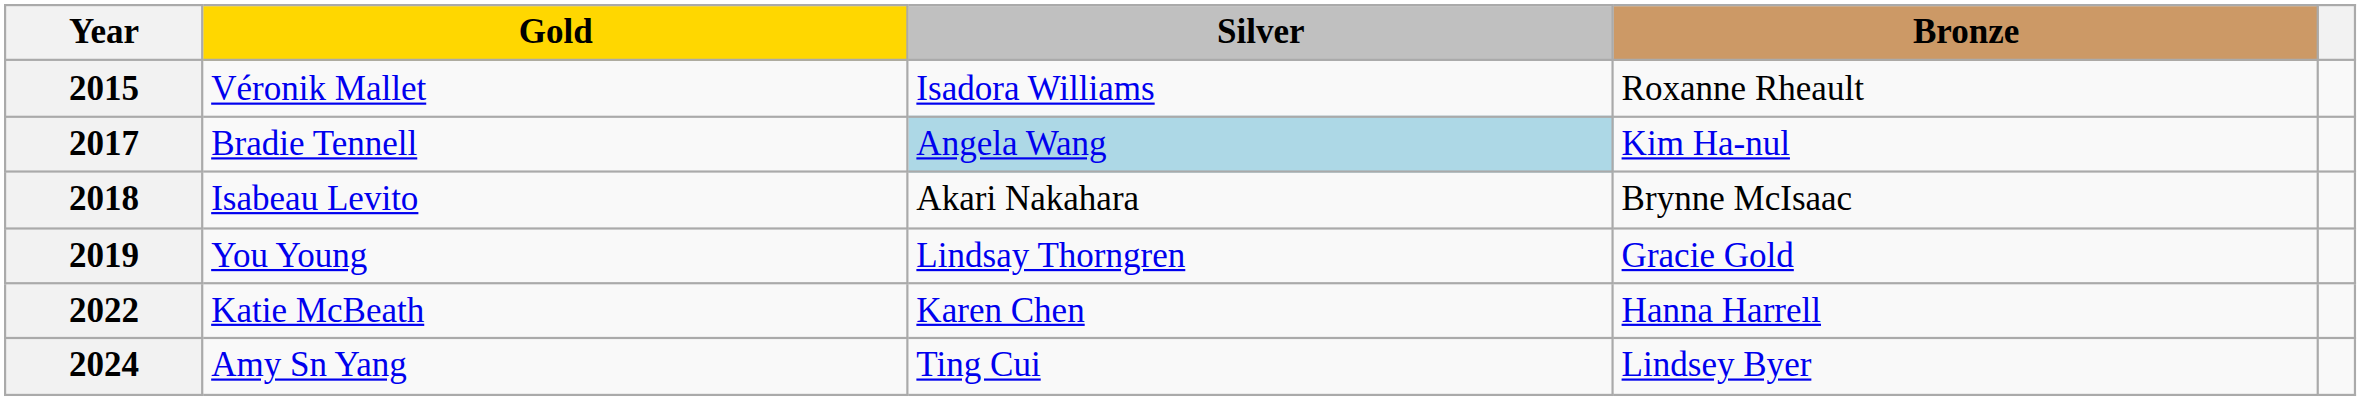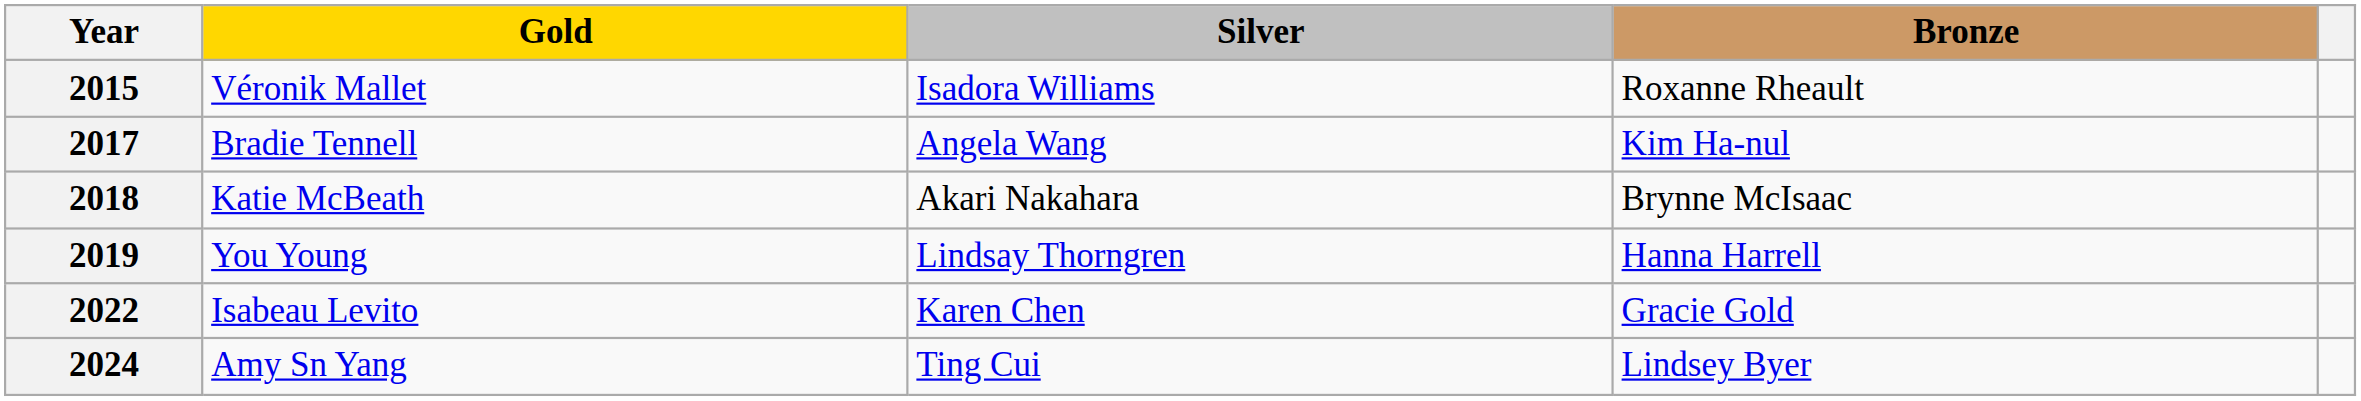(1011, 143) lightblue background -> (1011, 143) no background
(315, 198) Isabeau Levito -> (318, 198) Katie McBeath
(1708, 254) Gracie Gold -> (1721, 254) Hanna Harrell
(318, 310) Katie McBeath -> (315, 310) Isabeau Levito
(1721, 310) Hanna Harrell -> (1708, 310) Gracie Gold
